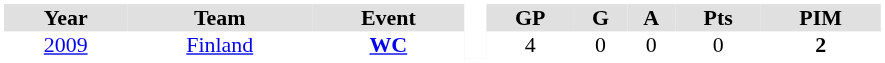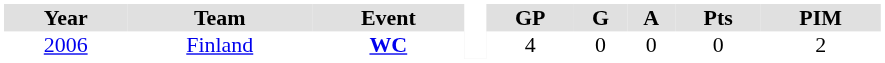(66, 44) 2009 -> (66, 44) 2006
(821, 44) bold -> (821, 44) normal
